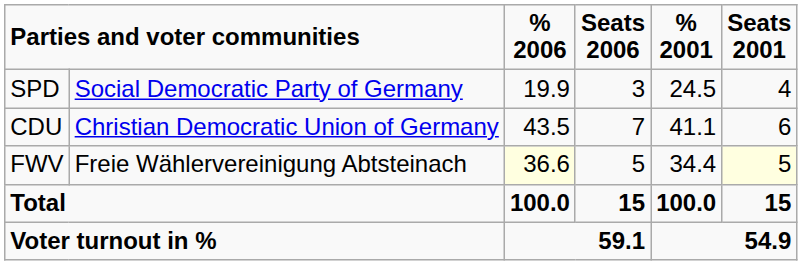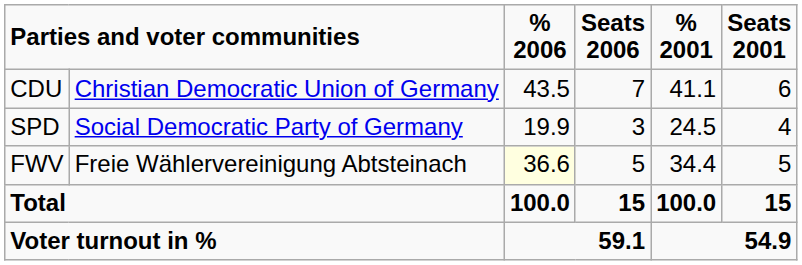rows swapped: (36, 126) <-> (35, 88)
(785, 164) lightyellow background -> (785, 164) no background
